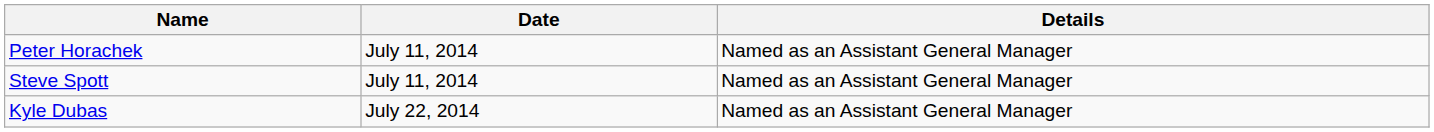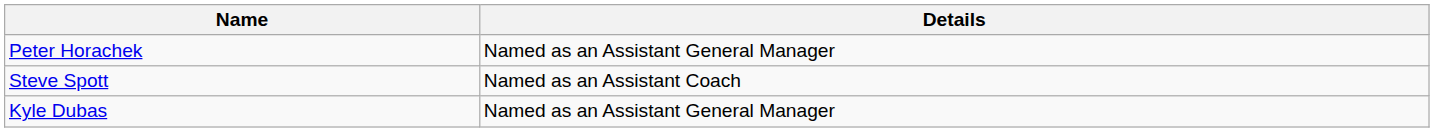- column: (539, 19)
(897, 80) Named as an Assistant General Manager -> (612, 80) Named as an Assistant Coach
